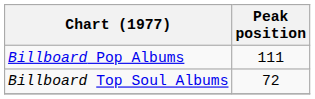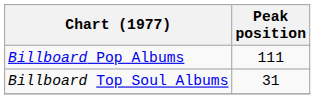(271, 81) 72 -> (271, 81) 31
